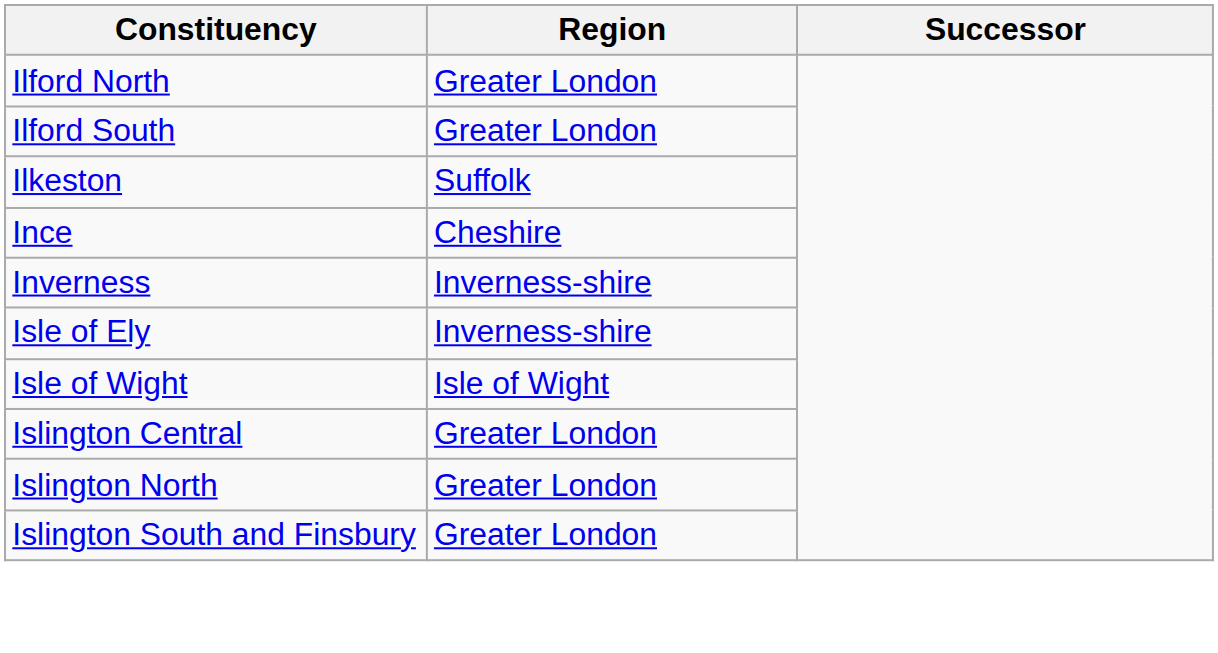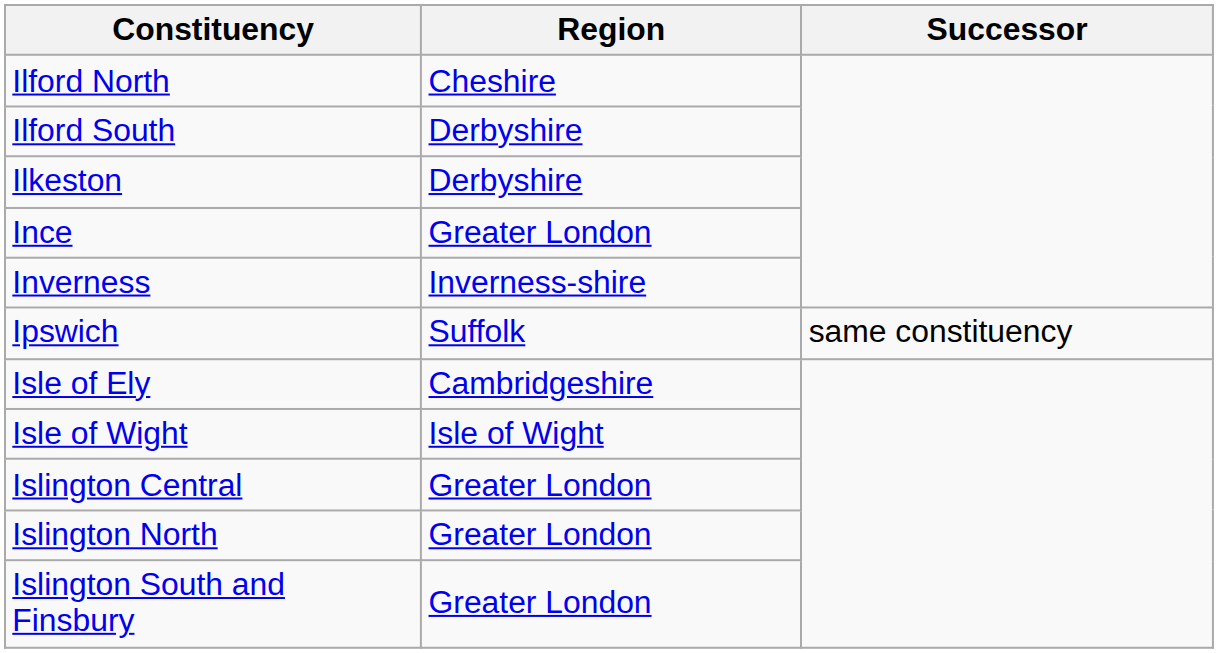(545, 80) Greater London -> (492, 80) Cheshire
(545, 130) Greater London -> (505, 130) Derbyshire
(482, 181) Suffolk -> (505, 181) Derbyshire
(498, 231) Cheshire -> (540, 231) Greater London
+ row: (65, 332)
(543, 332) Inverness-shire -> (541, 383) Cambridgeshire
